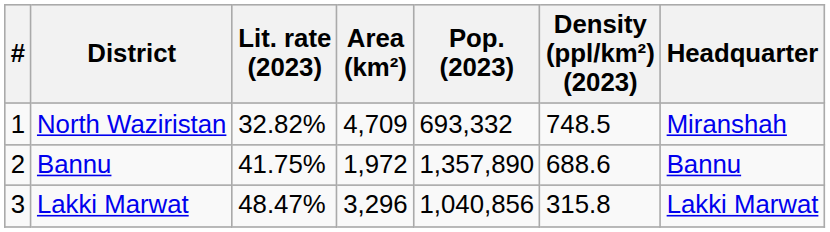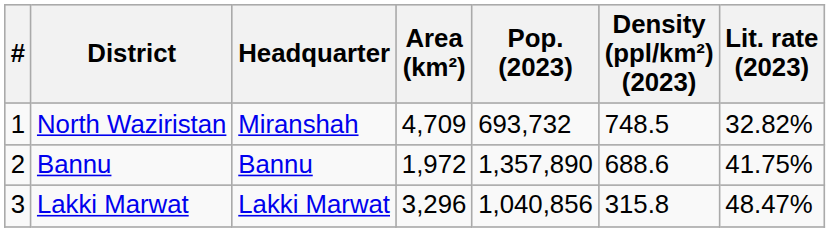columns swapped: (743, 53) <-> (285, 53)
(466, 123) 693,332 -> (525, 123) 693,732
